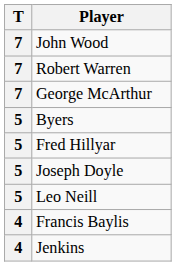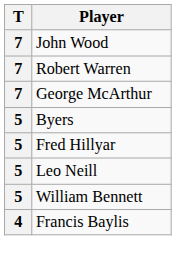- row: (80, 171)
+ row: (89, 196)
- row: (60, 247)
